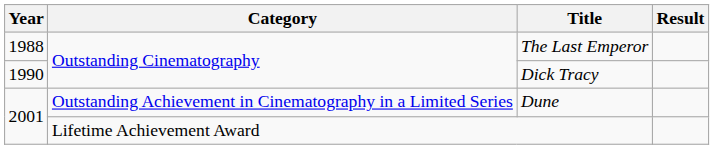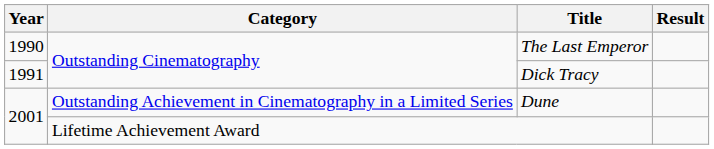(26, 46) 1988 -> (26, 46) 1990
(26, 74) 1990 -> (26, 74) 1991
